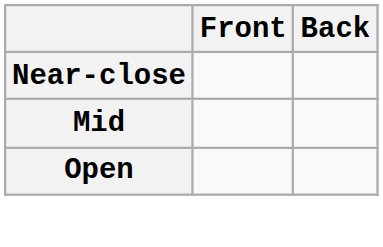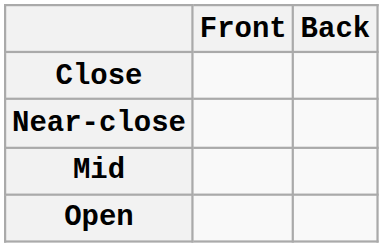+ row: (99, 76)
